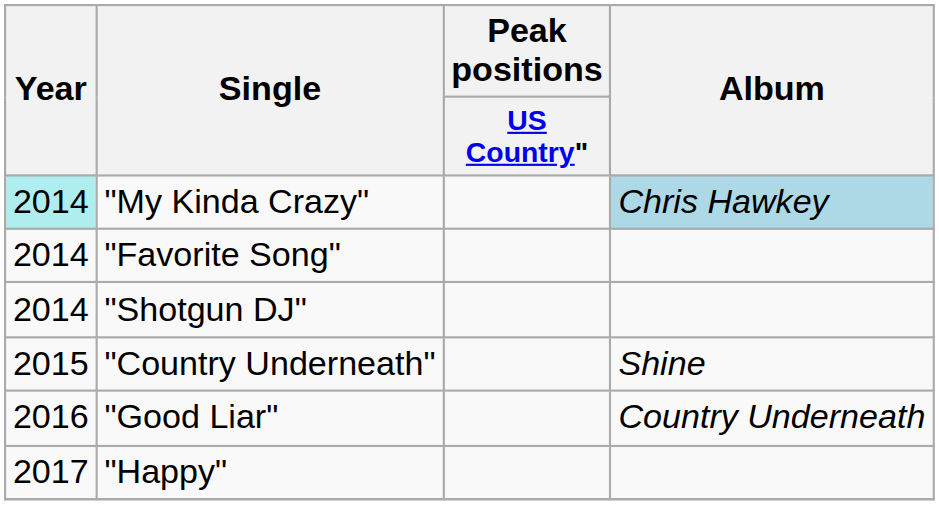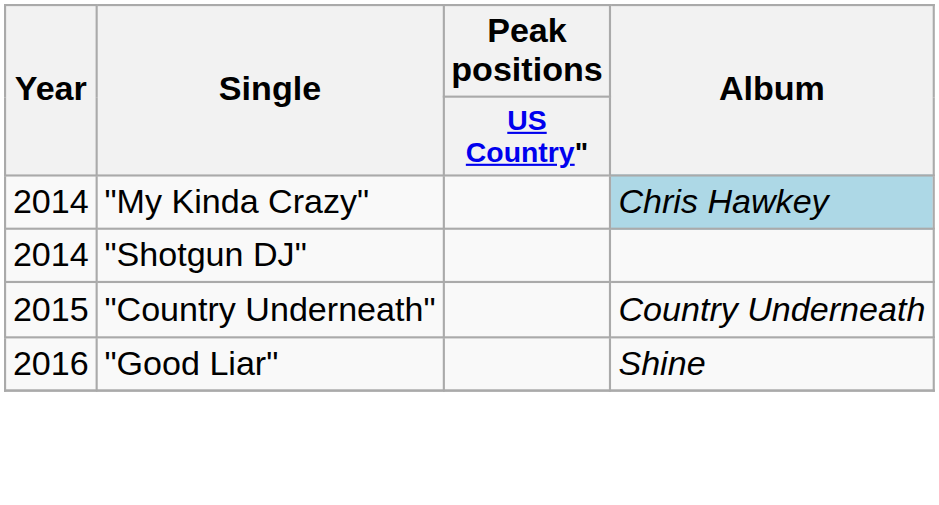(51, 201) paleturquoise background -> (51, 201) no background
- row: (223, 255)
(662, 363) Shine -> (772, 309) Country Underneath
(772, 417) Country Underneath -> (662, 363) Shine
- row: (166, 471)
